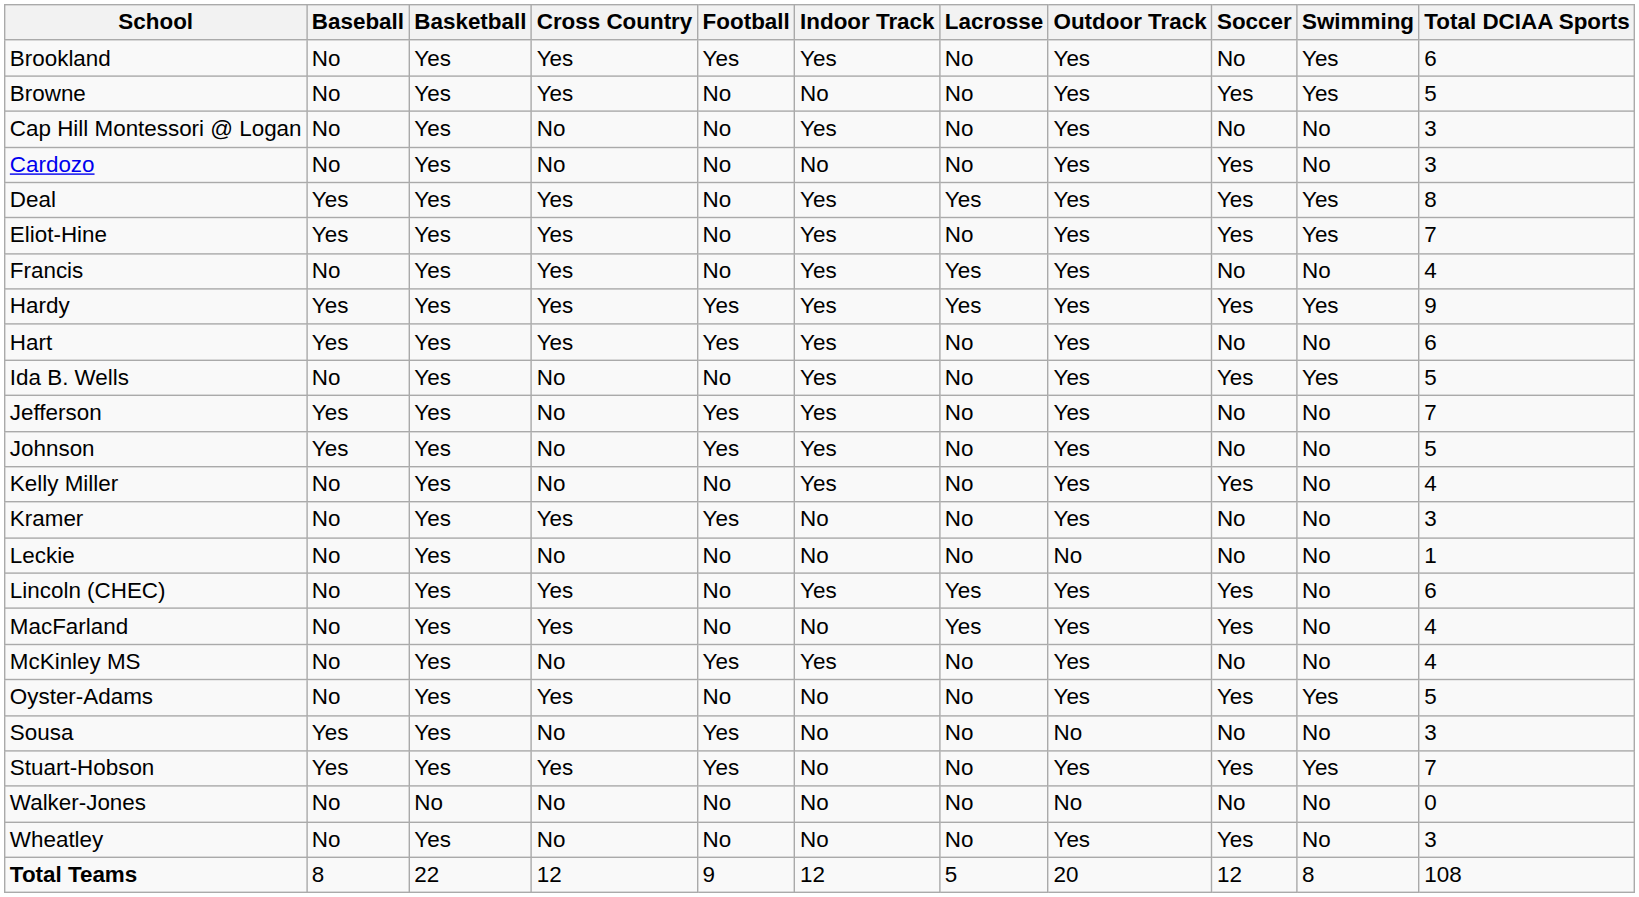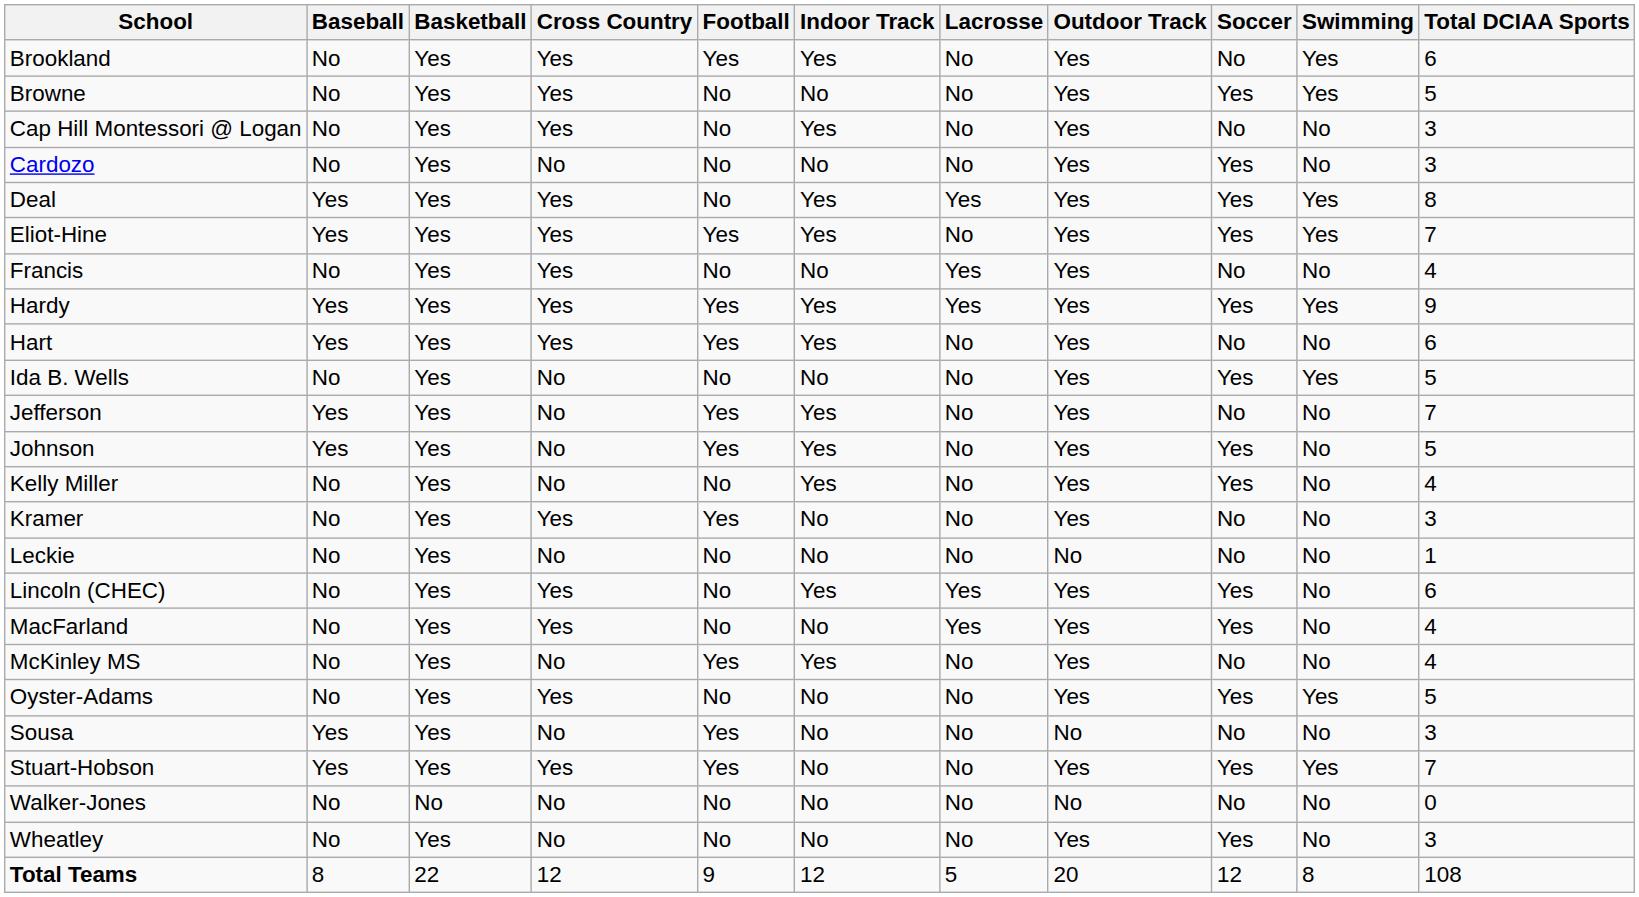(551, 128) No -> (555, 128) Yes
(717, 235) No -> (721, 235) Yes
(818, 270) Yes -> (814, 270) No
(818, 377) Yes -> (814, 377) No
(1231, 448) No -> (1235, 448) Yes
